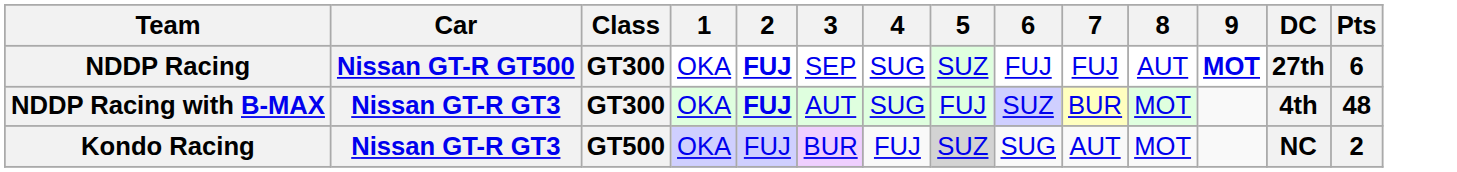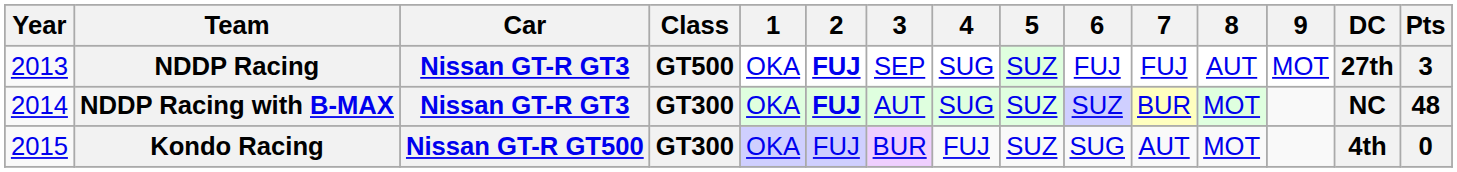+ column: (39, 26)
(456, 66) Nissan GT-R GT500 -> (525, 66) Nissan GT-R GT3
(626, 66) GT300 -> (695, 66) GT500
(1232, 66) bold -> (1301, 66) normal
(1357, 66) 6 -> (1426, 66) 3
(963, 107) FUJ -> (1032, 107) SUZ
(1298, 107) 4th -> (1367, 107) NC
(456, 147) Nissan GT-R GT3 -> (525, 147) Nissan GT-R GT500
(626, 147) GT500 -> (695, 147) GT300
(963, 147) lightgrey background -> (1032, 147) no background
(1298, 147) NC -> (1367, 147) 4th
(1357, 147) 2 -> (1426, 147) 0
